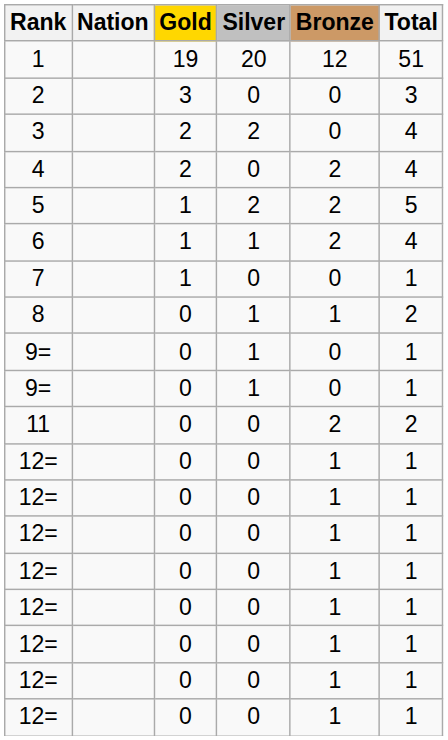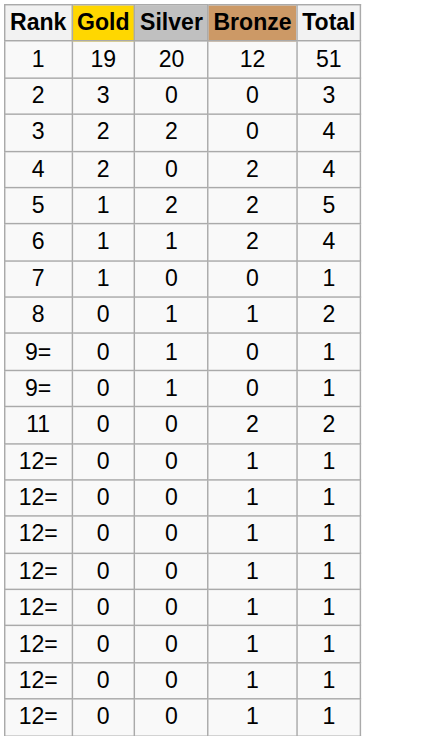- column: (113, 22)
